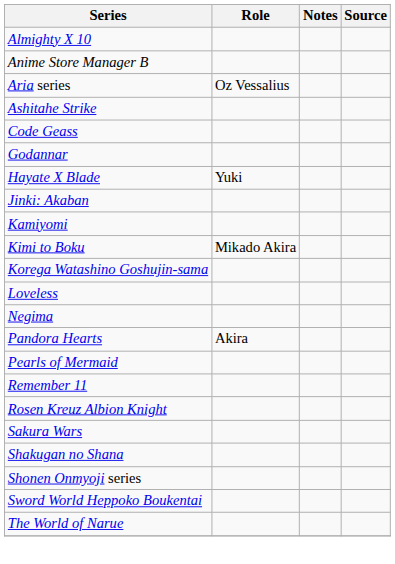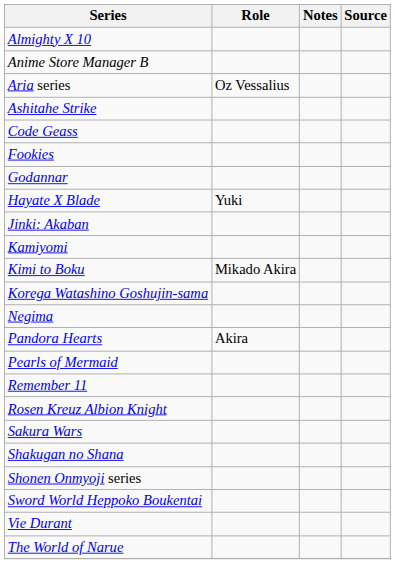+ row: (31, 154)
- row: (33, 293)
+ row: (40, 524)
